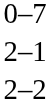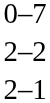rows swapped: (25, 51) <-> (25, 89)
